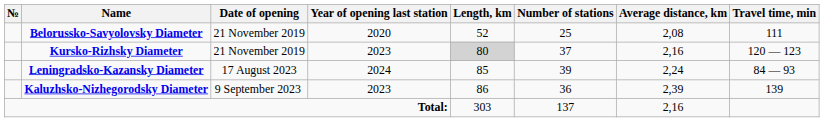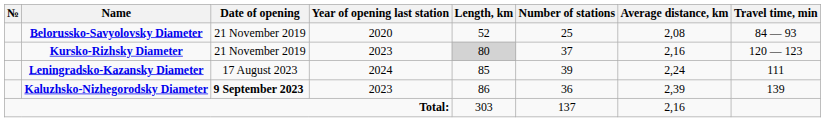(774, 32) 111 -> (776, 32) 84 — 93
(774, 70) 84 — 93 -> (776, 70) 111
(259, 88) normal -> (260, 88) bold
